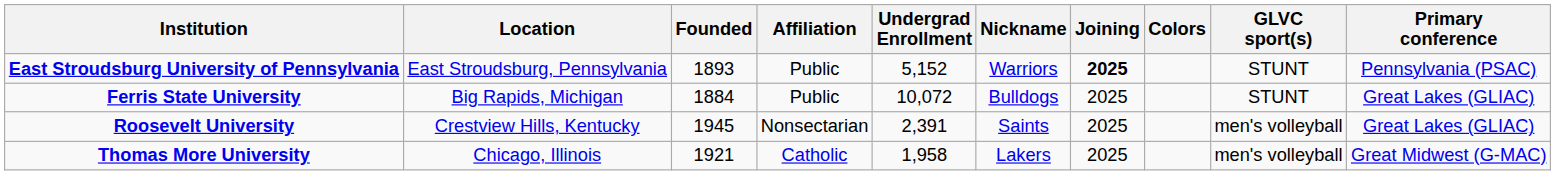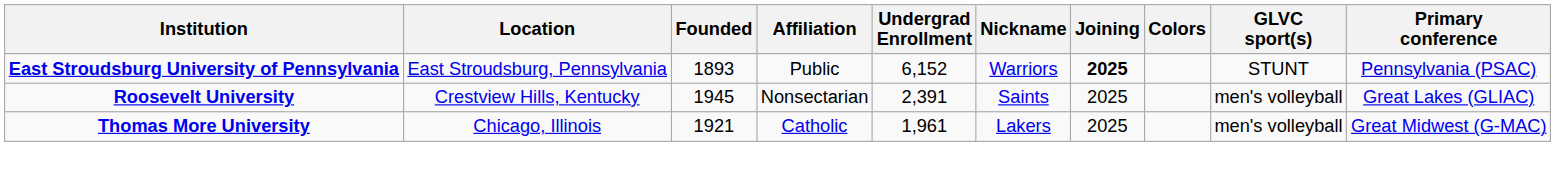(924, 68) 5,152 -> (924, 68) 6,152
- row: (204, 97)
(924, 155) 1,958 -> (924, 126) 1,961
